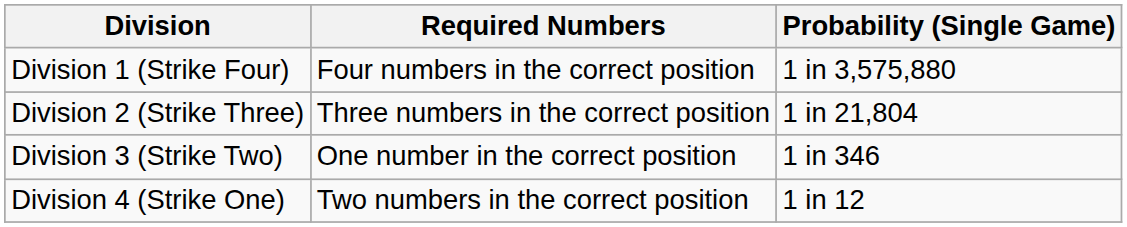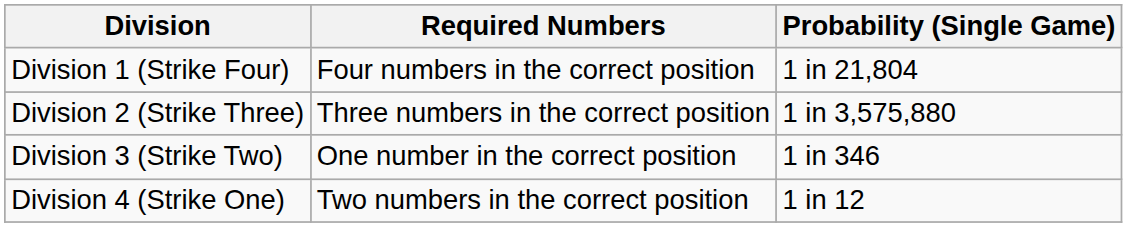(869, 69) 1 in 3,575,880 -> (850, 69) 1 in 21,804
(850, 112) 1 in 21,804 -> (869, 112) 1 in 3,575,880
